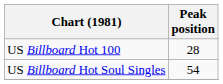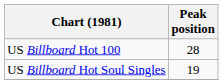(193, 69) 54 -> (193, 69) 19
